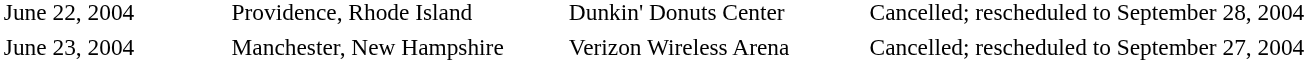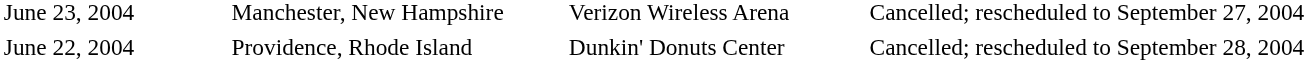rows swapped: (69, 12) <-> (69, 47)
